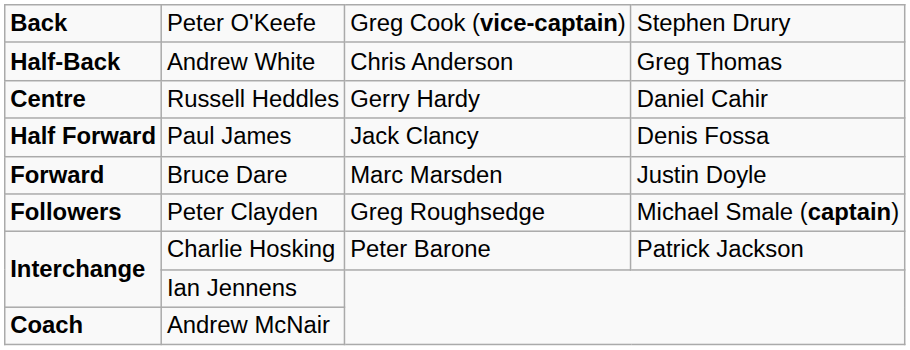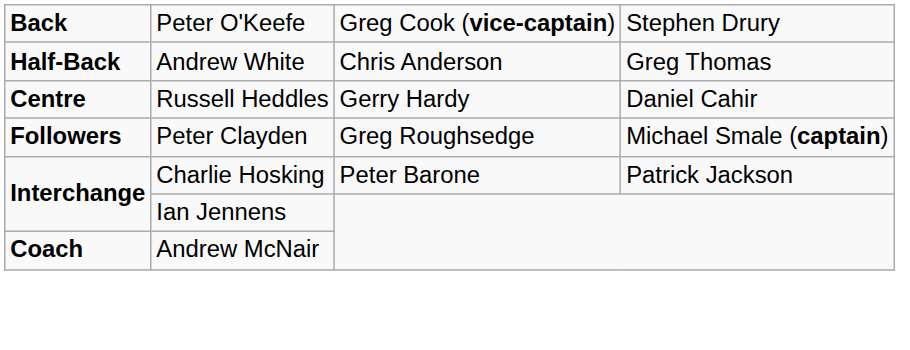- row: (229, 136)
- row: (227, 174)
